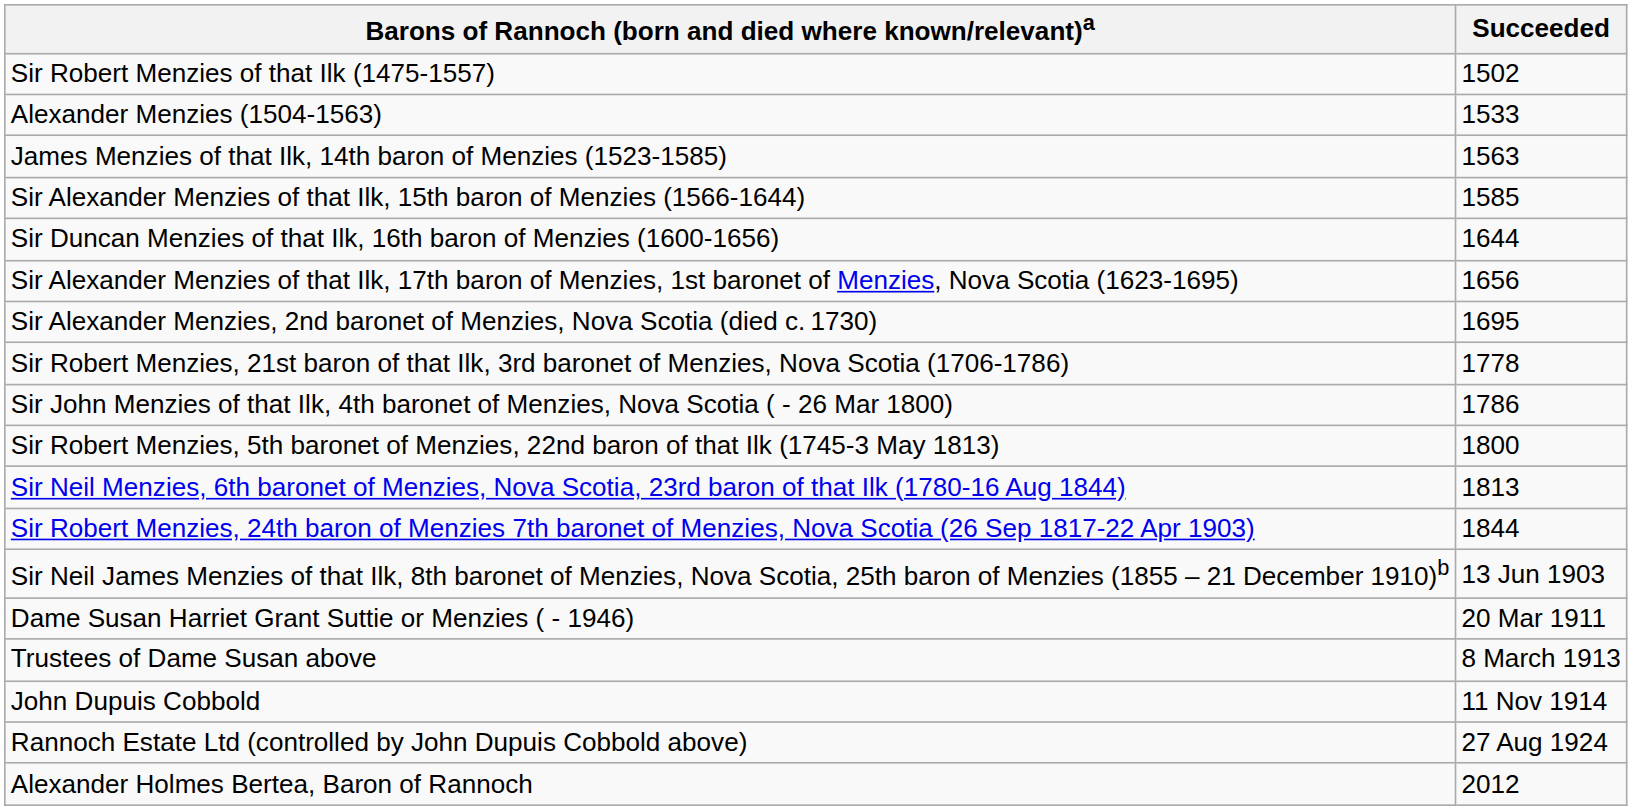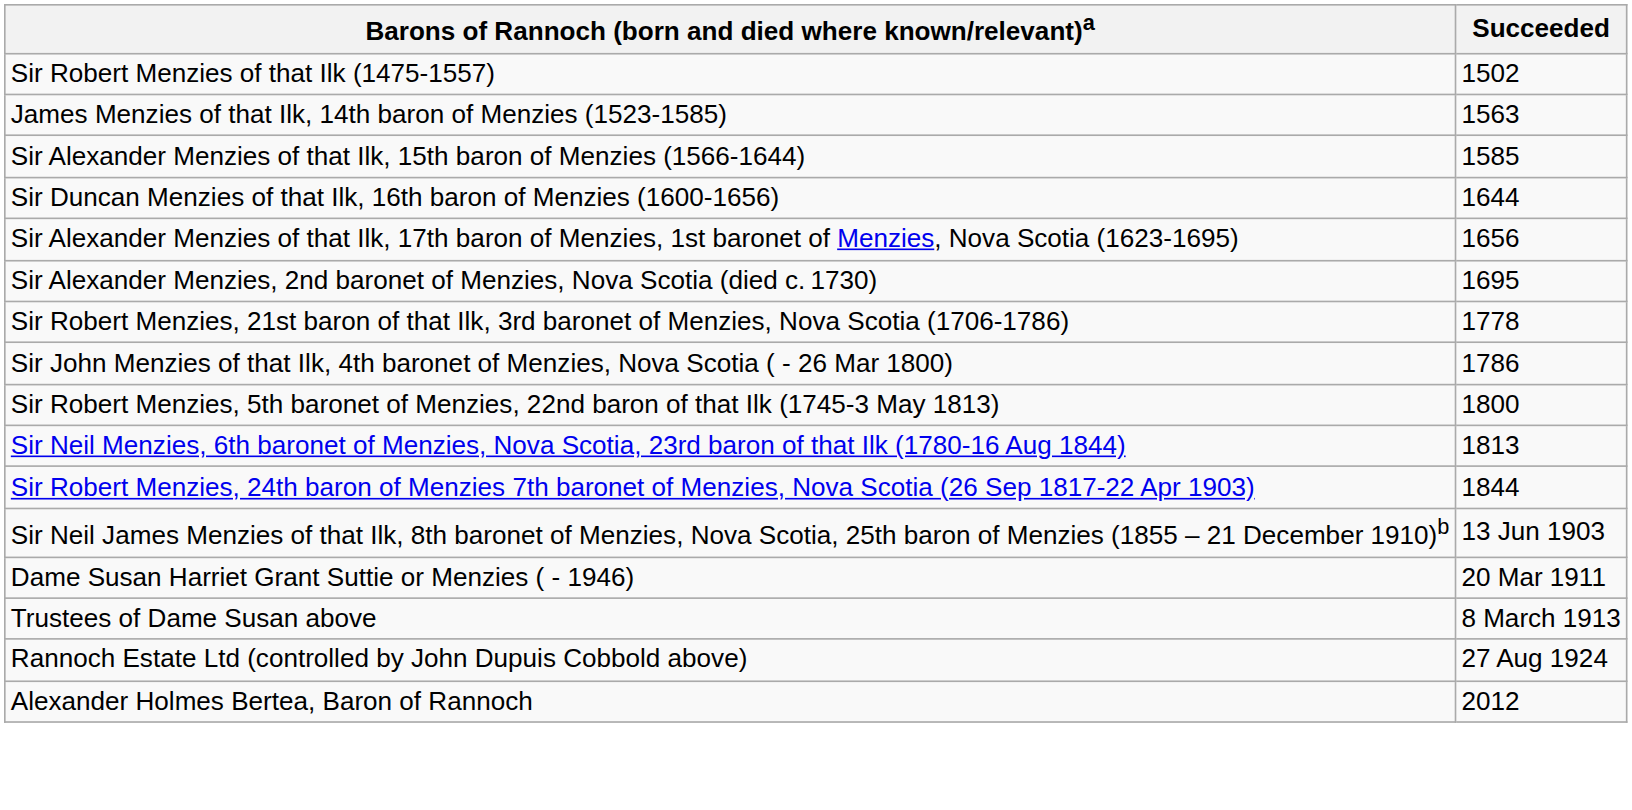- row: (196, 114)
- row: (136, 701)
